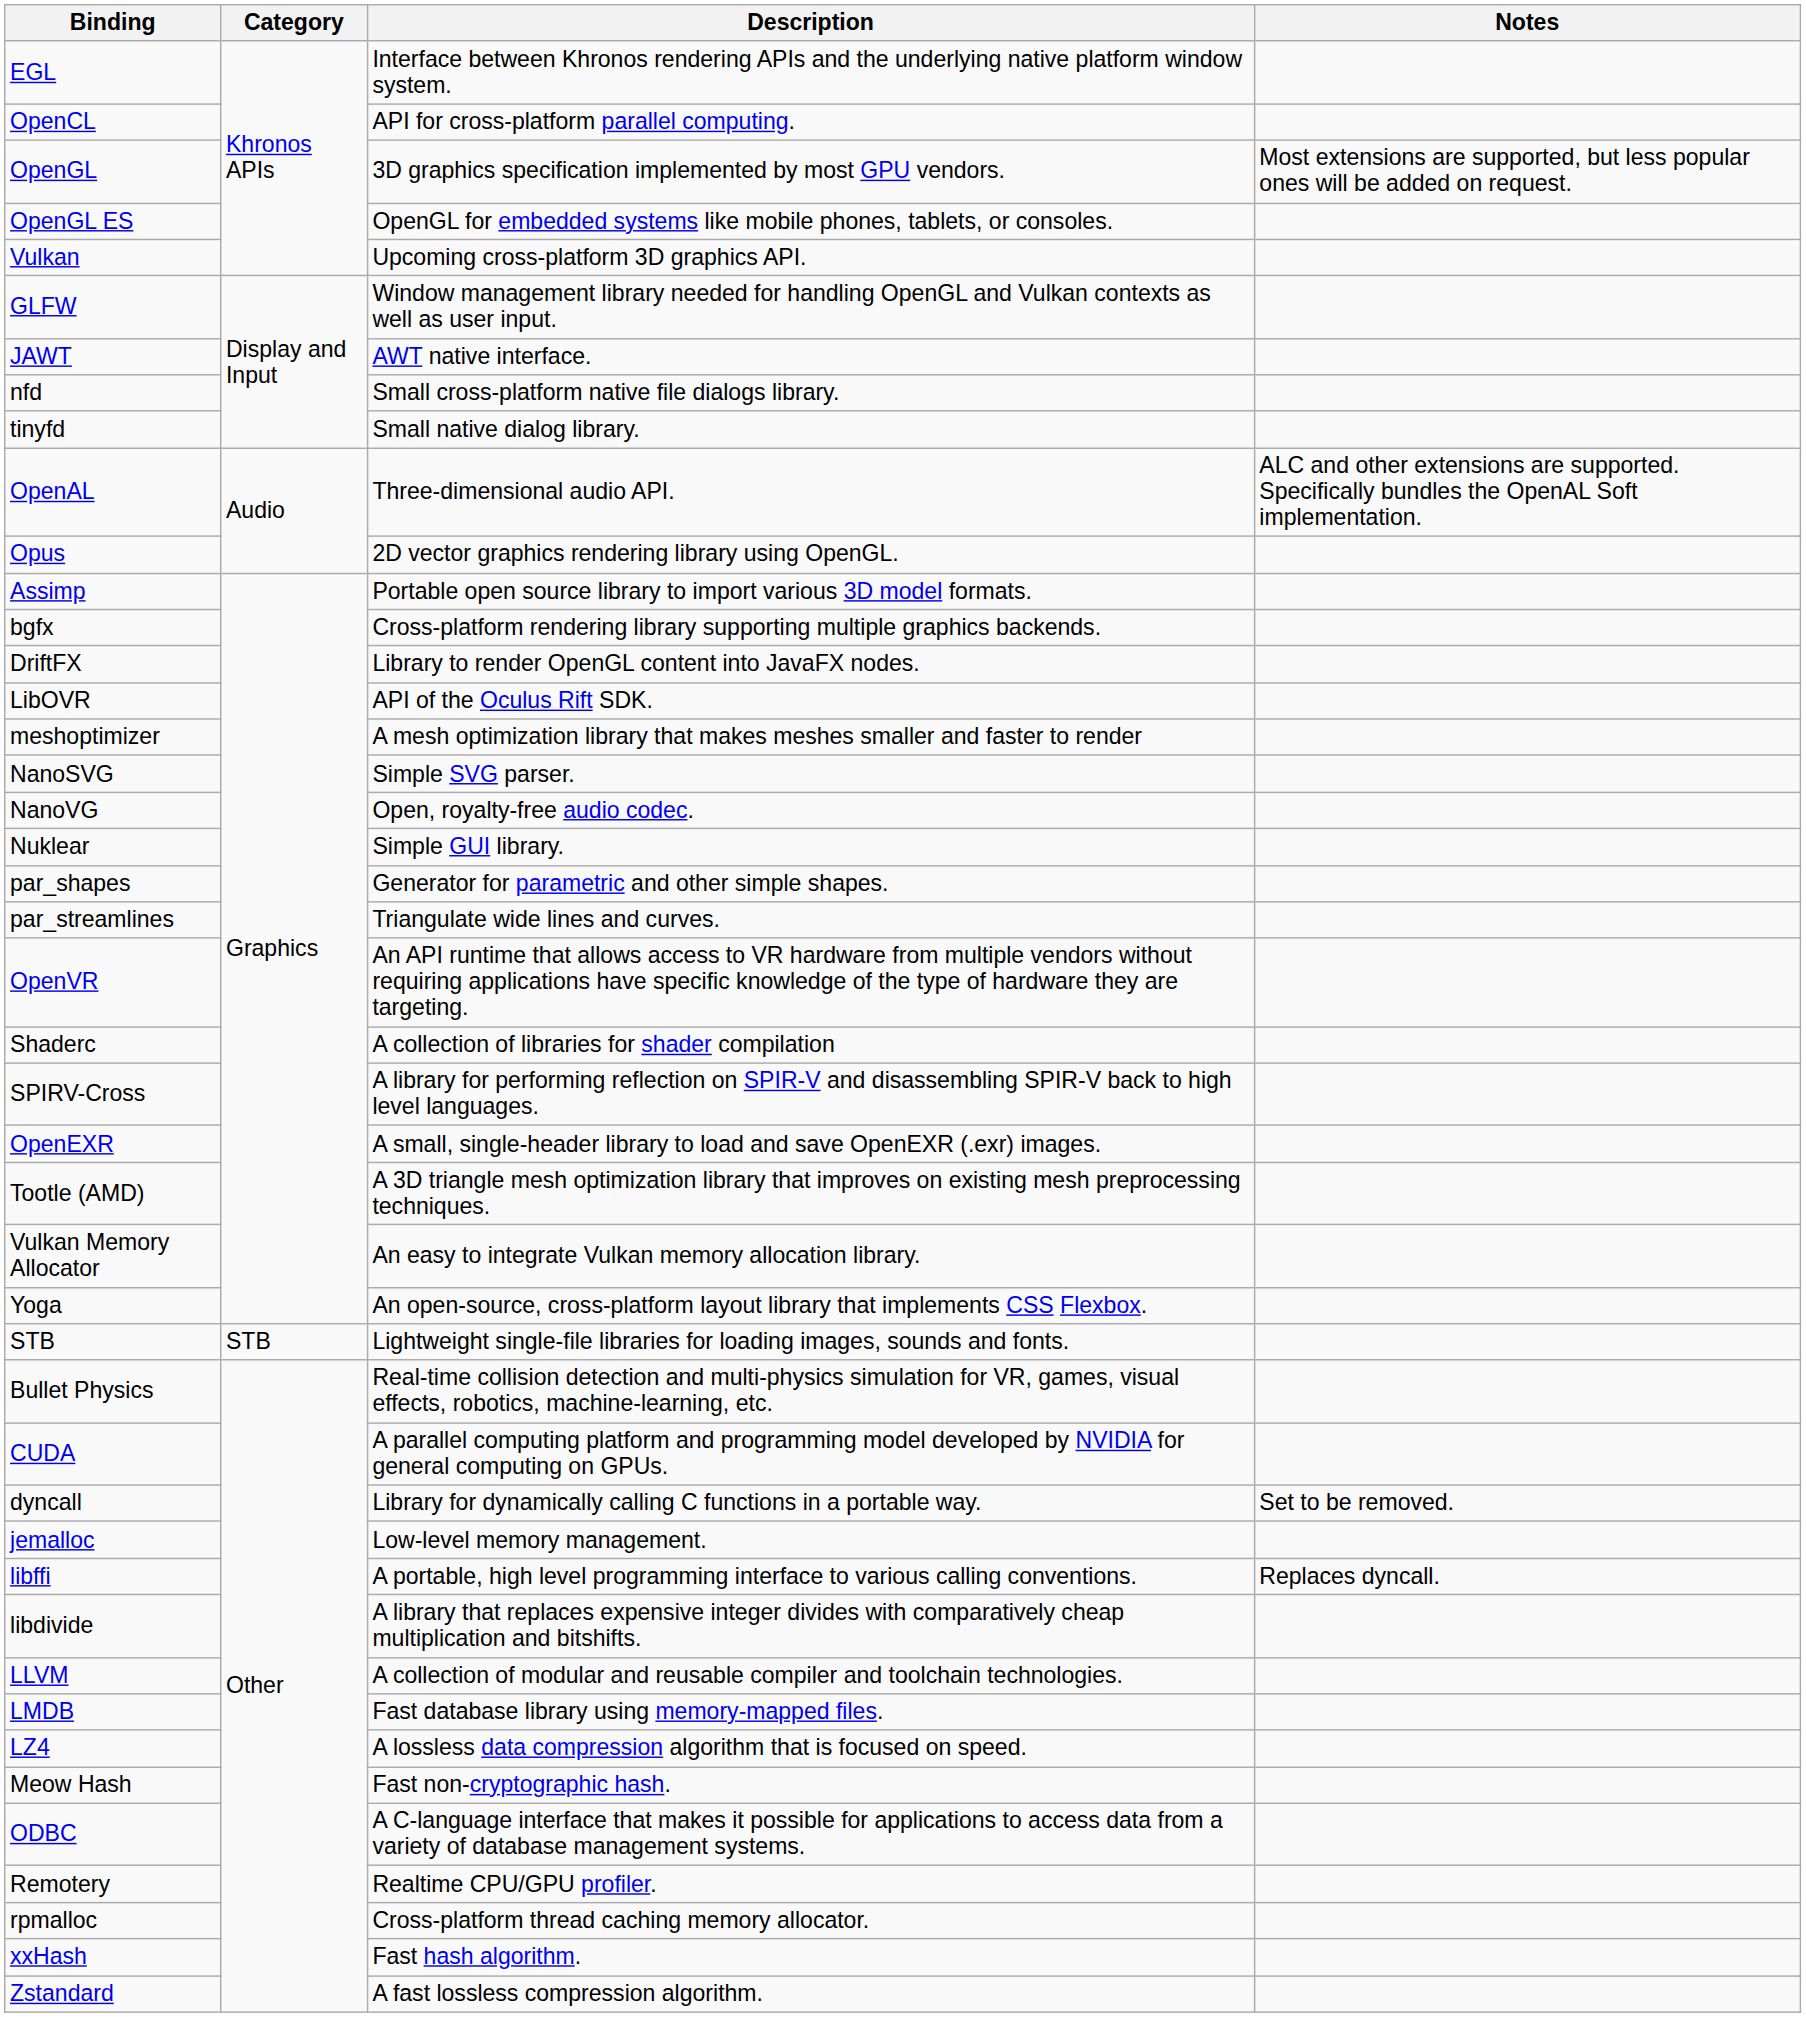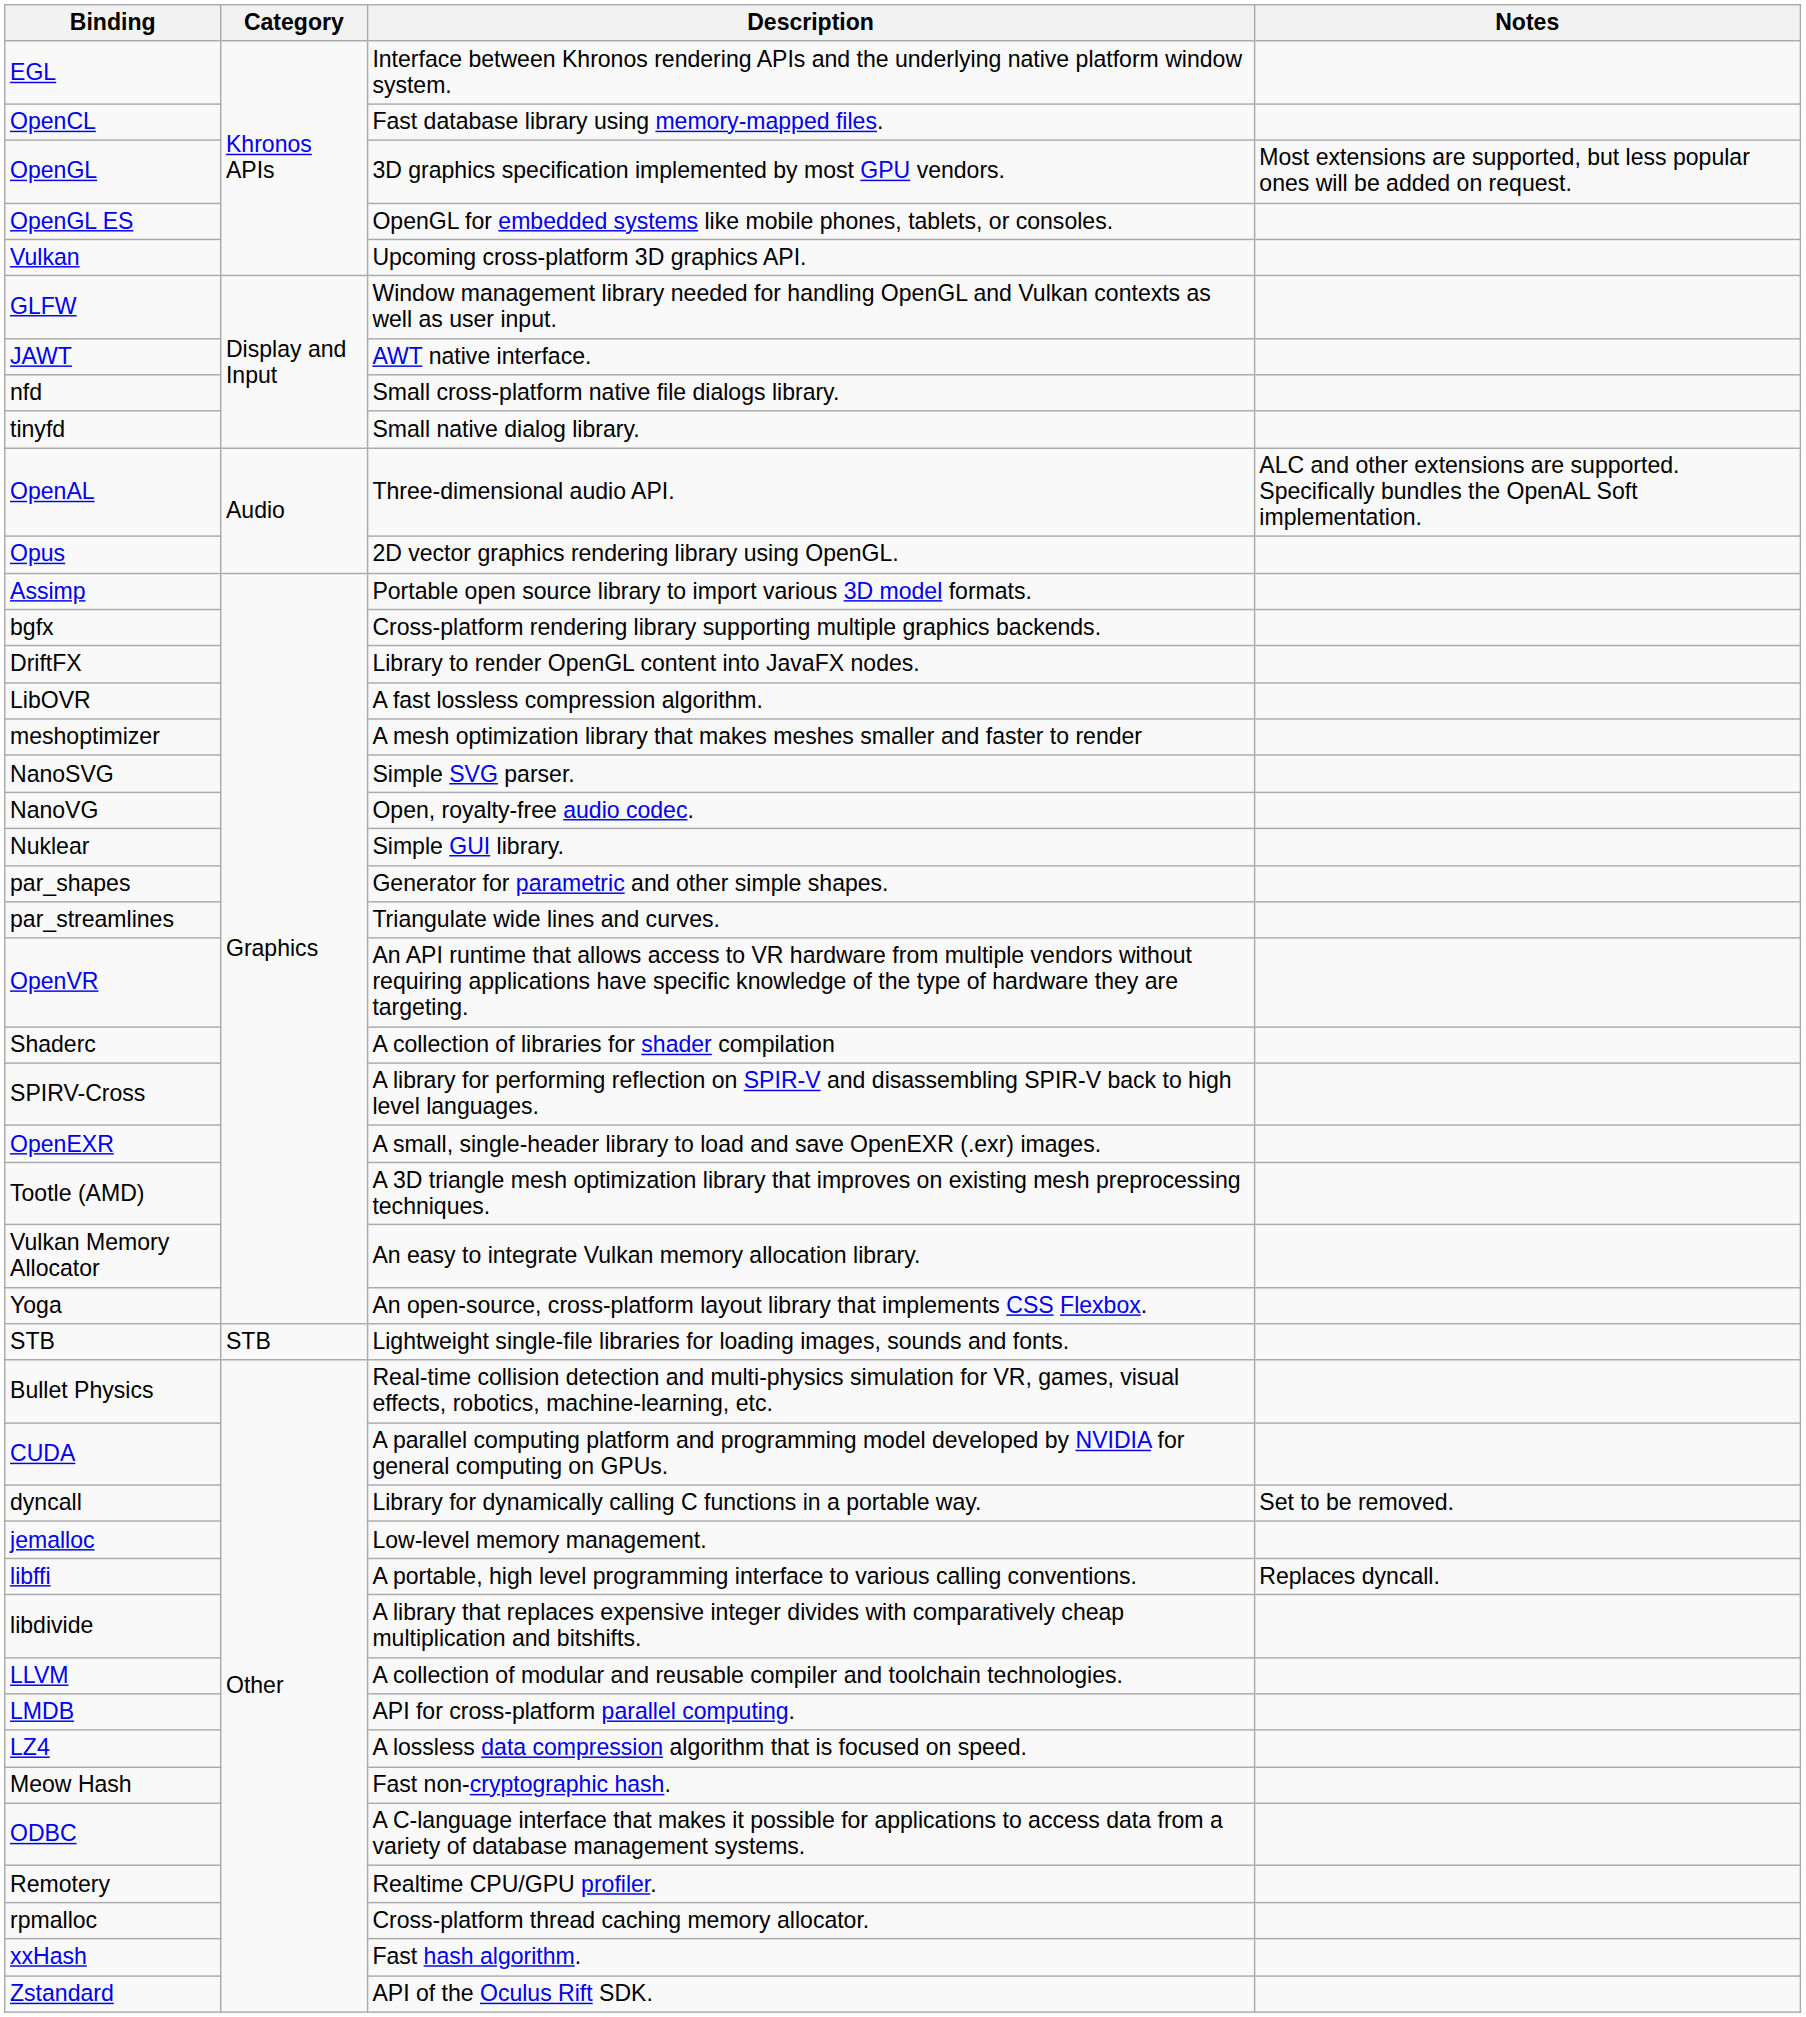(584, 121) API for cross-platform parallel computing. -> (628, 121) Fast database library using memory-mapped files.
(513, 700) API of the Oculus Rift SDK. -> (568, 700) A fast lossless compression algorithm.
(628, 1711) Fast database library using memory-mapped files. -> (584, 1711) API for cross-platform parallel computing.
(568, 1993) A fast lossless compression algorithm. -> (513, 1993) API of the Oculus Rift SDK.
